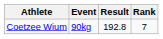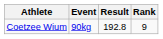(144, 27) 7 -> (144, 27) 9
